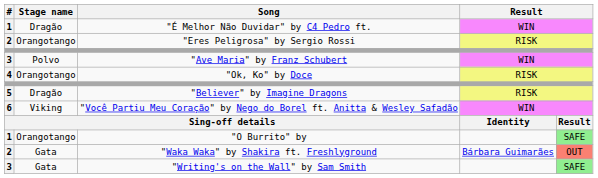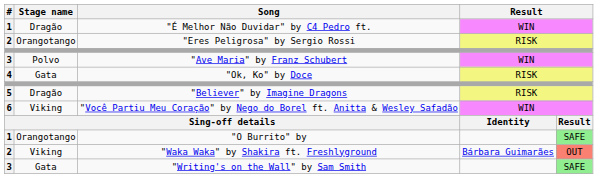(46, 74) Orangotango -> (46, 74) Gata
(46, 152) Gata -> (46, 152) Viking
